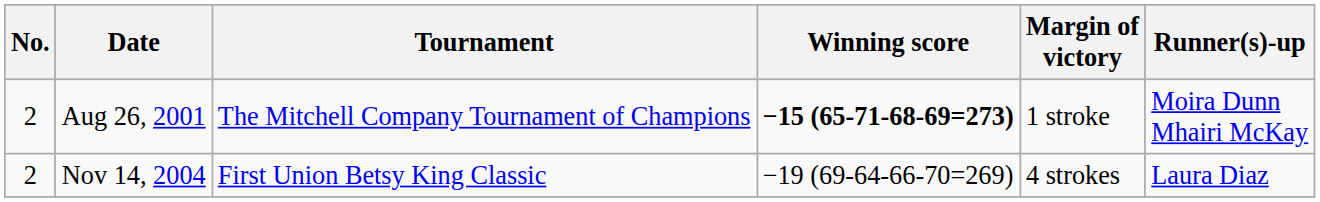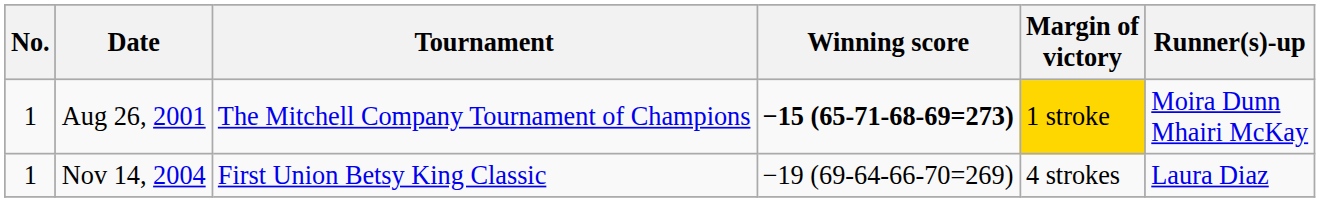(30, 116) 2 -> (30, 116) 1
(1068, 116) no background -> (1068, 116) gold background
(30, 175) 2 -> (30, 175) 1
